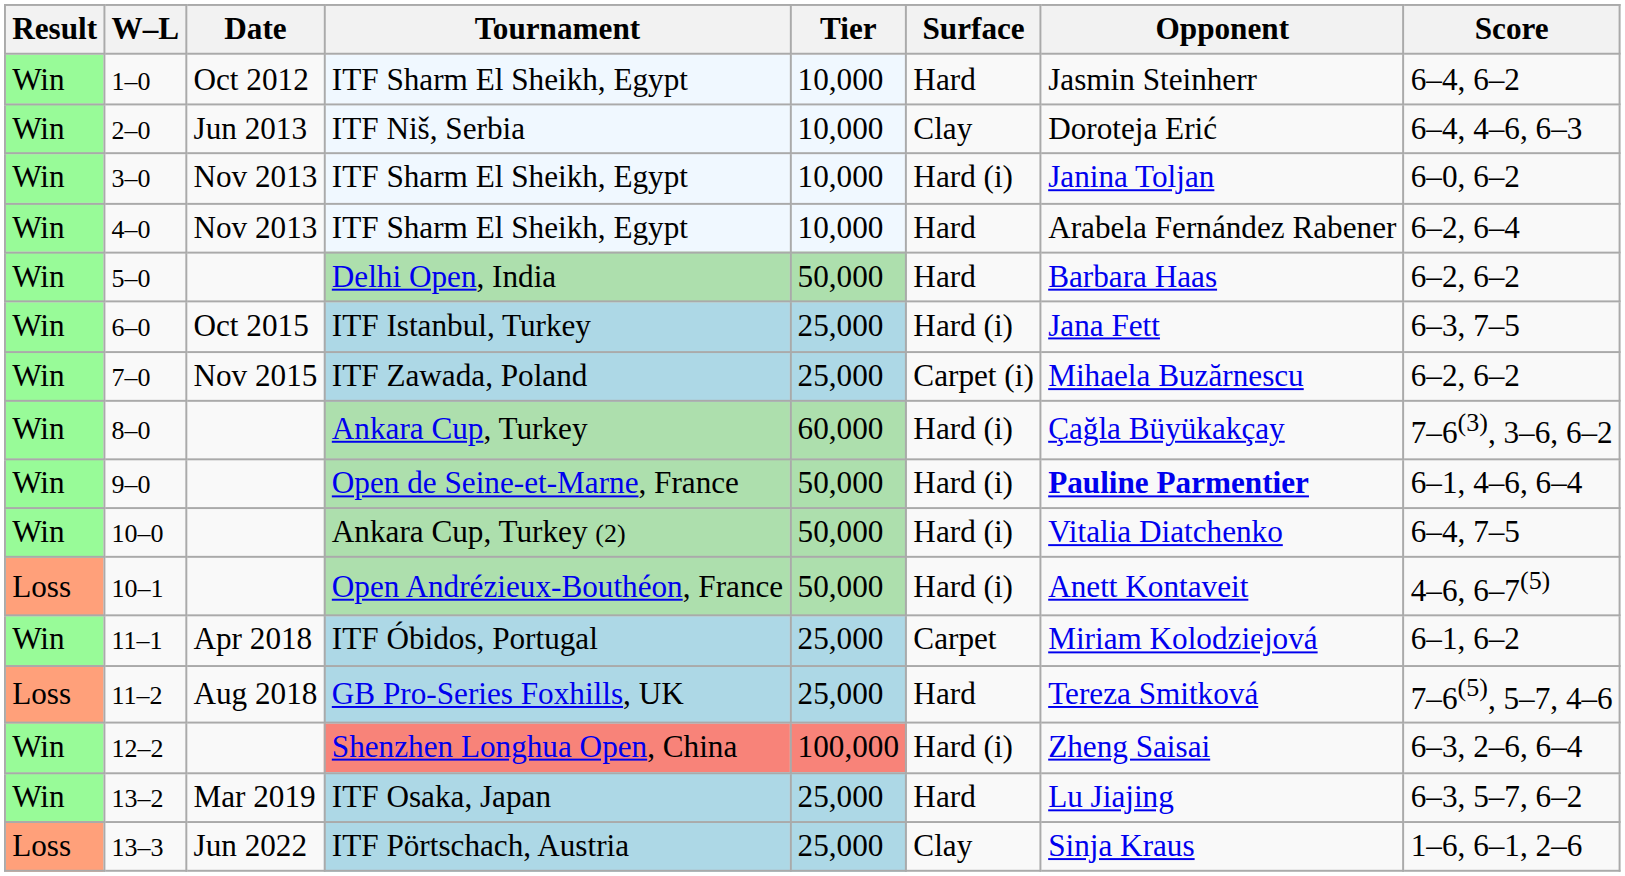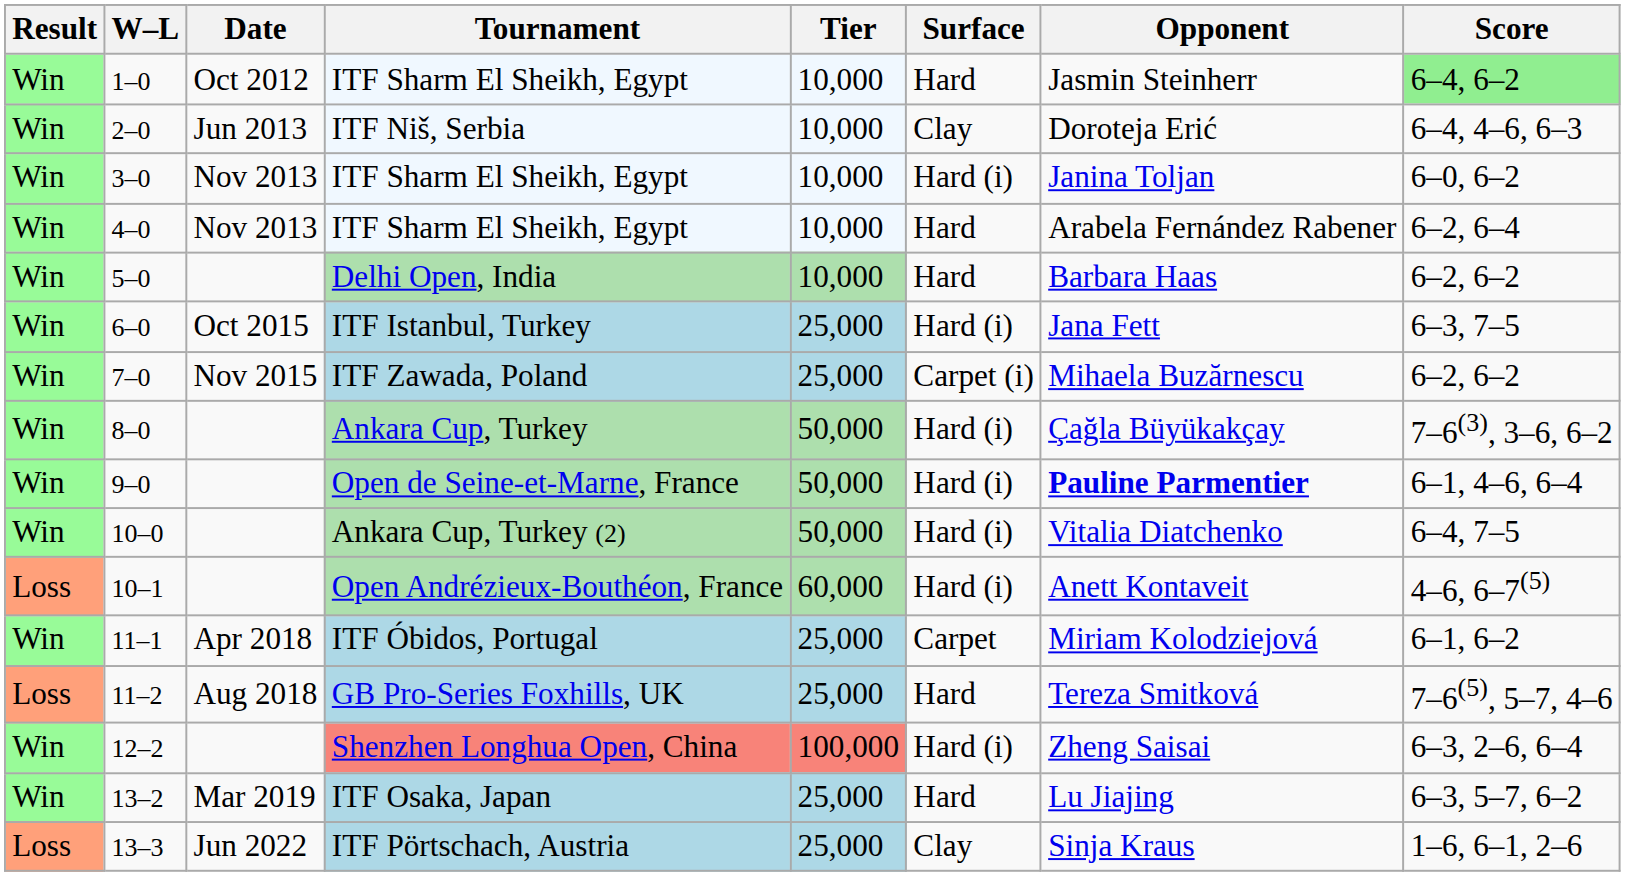(1465, 78) no background -> (1465, 78) lightgreen background
(840, 276) 50,000 -> (840, 276) 10,000
(840, 429) 60,000 -> (840, 429) 50,000
(840, 586) 50,000 -> (840, 586) 60,000
